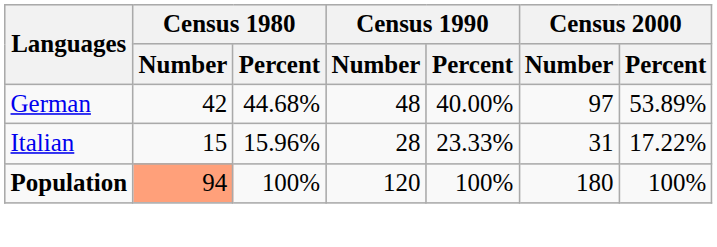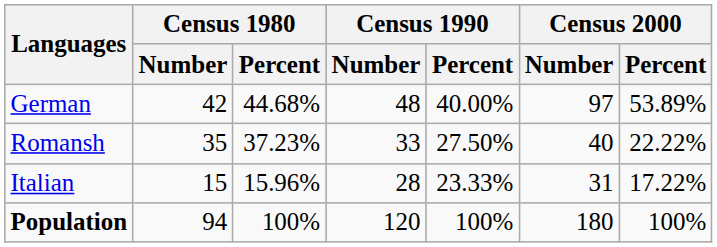+ row: (58, 143)
(215, 182) lightsalmon background -> (215, 222) no background
